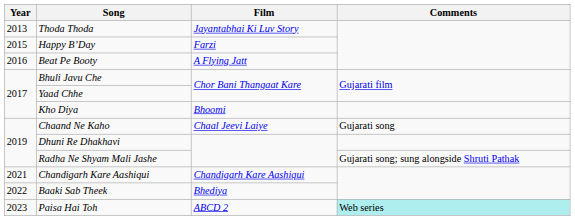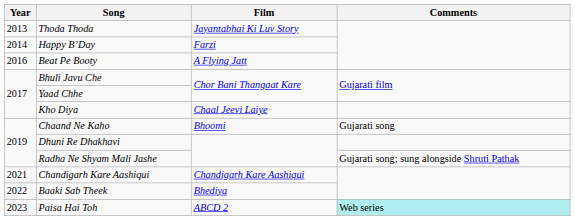(17, 45) 2015 -> (17, 45) 2014
(210, 110) Bhoomi -> (231, 110) Chaal Jeevi Laiye
(231, 126) Chaal Jeevi Laiye -> (210, 126) Bhoomi
